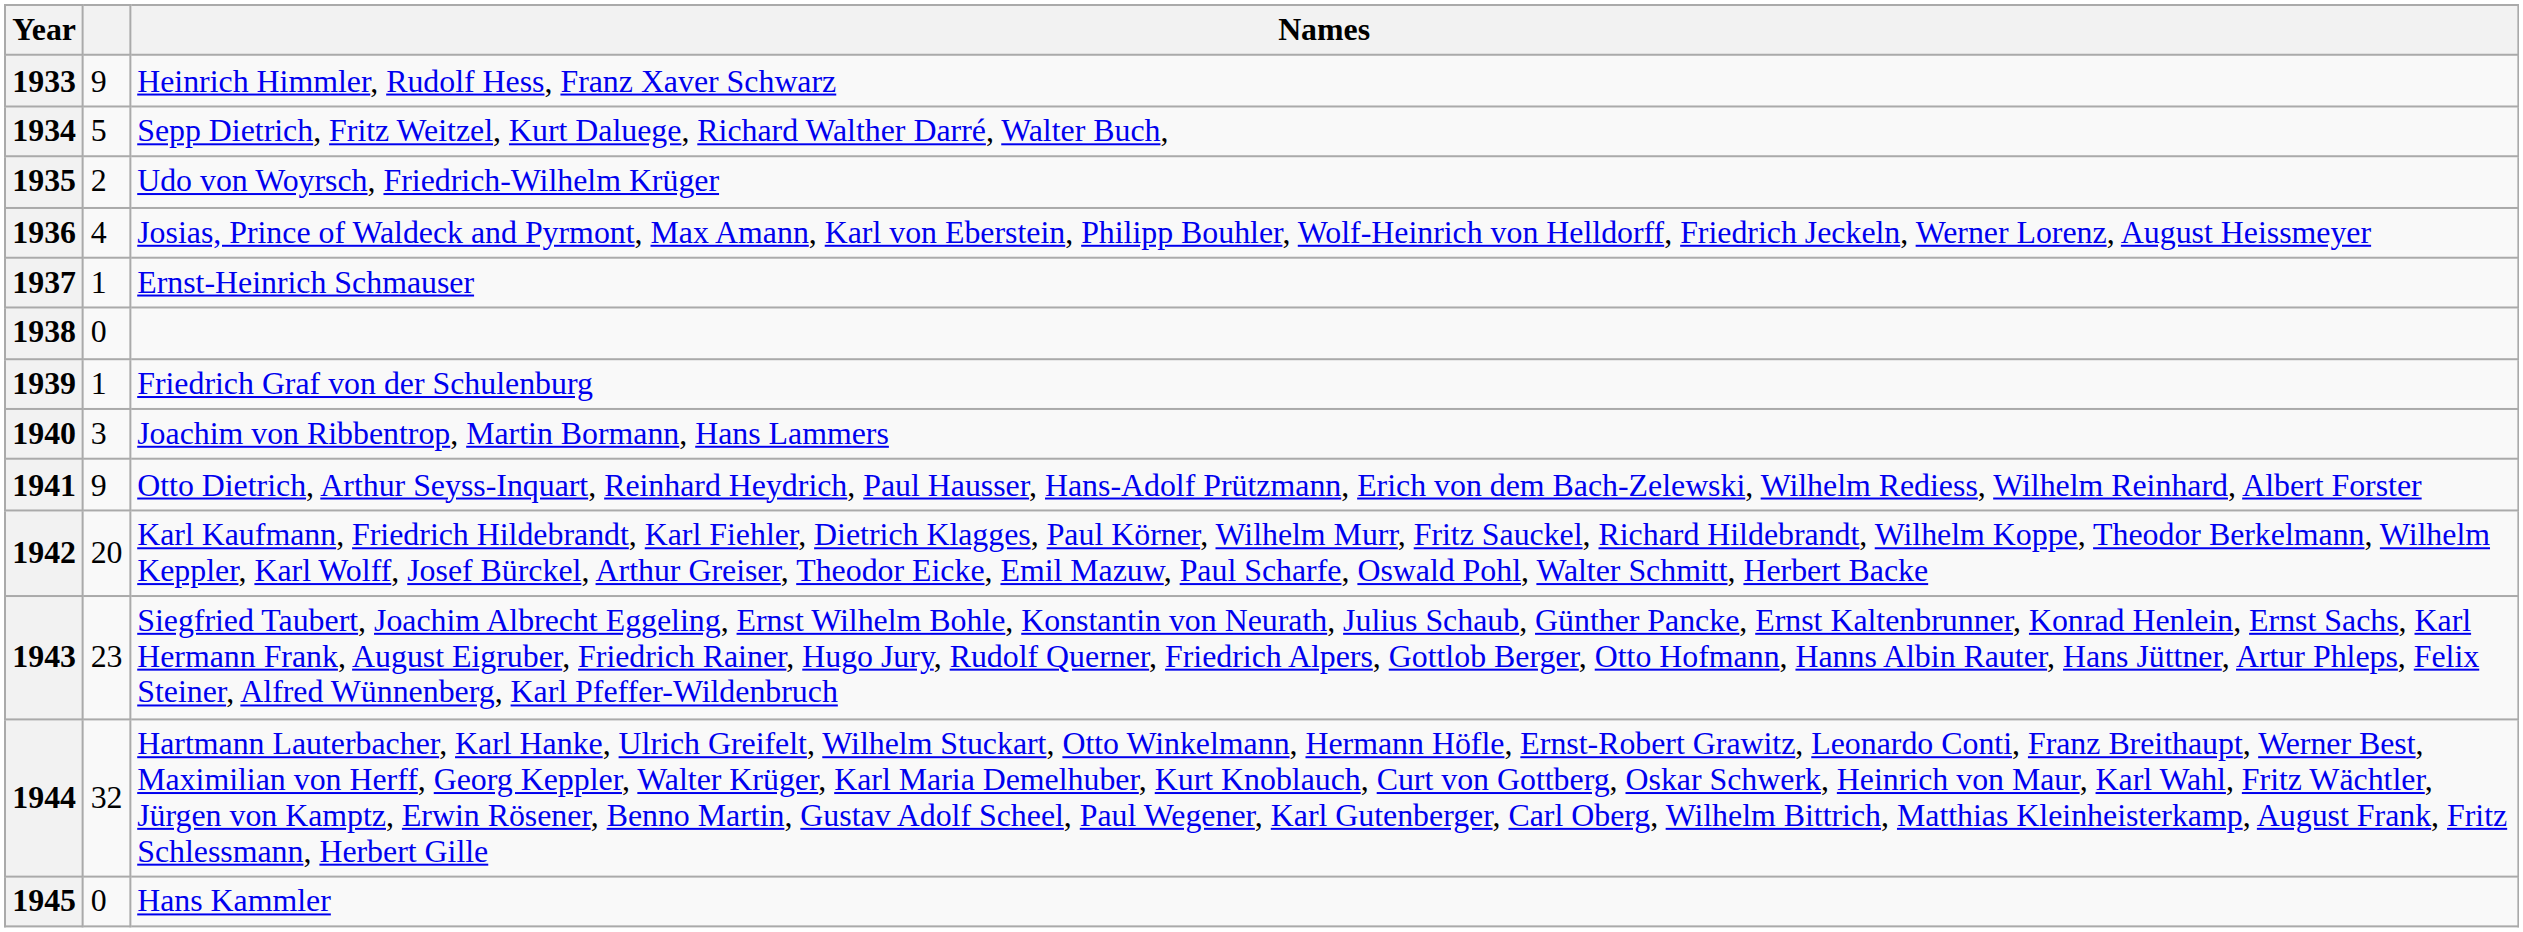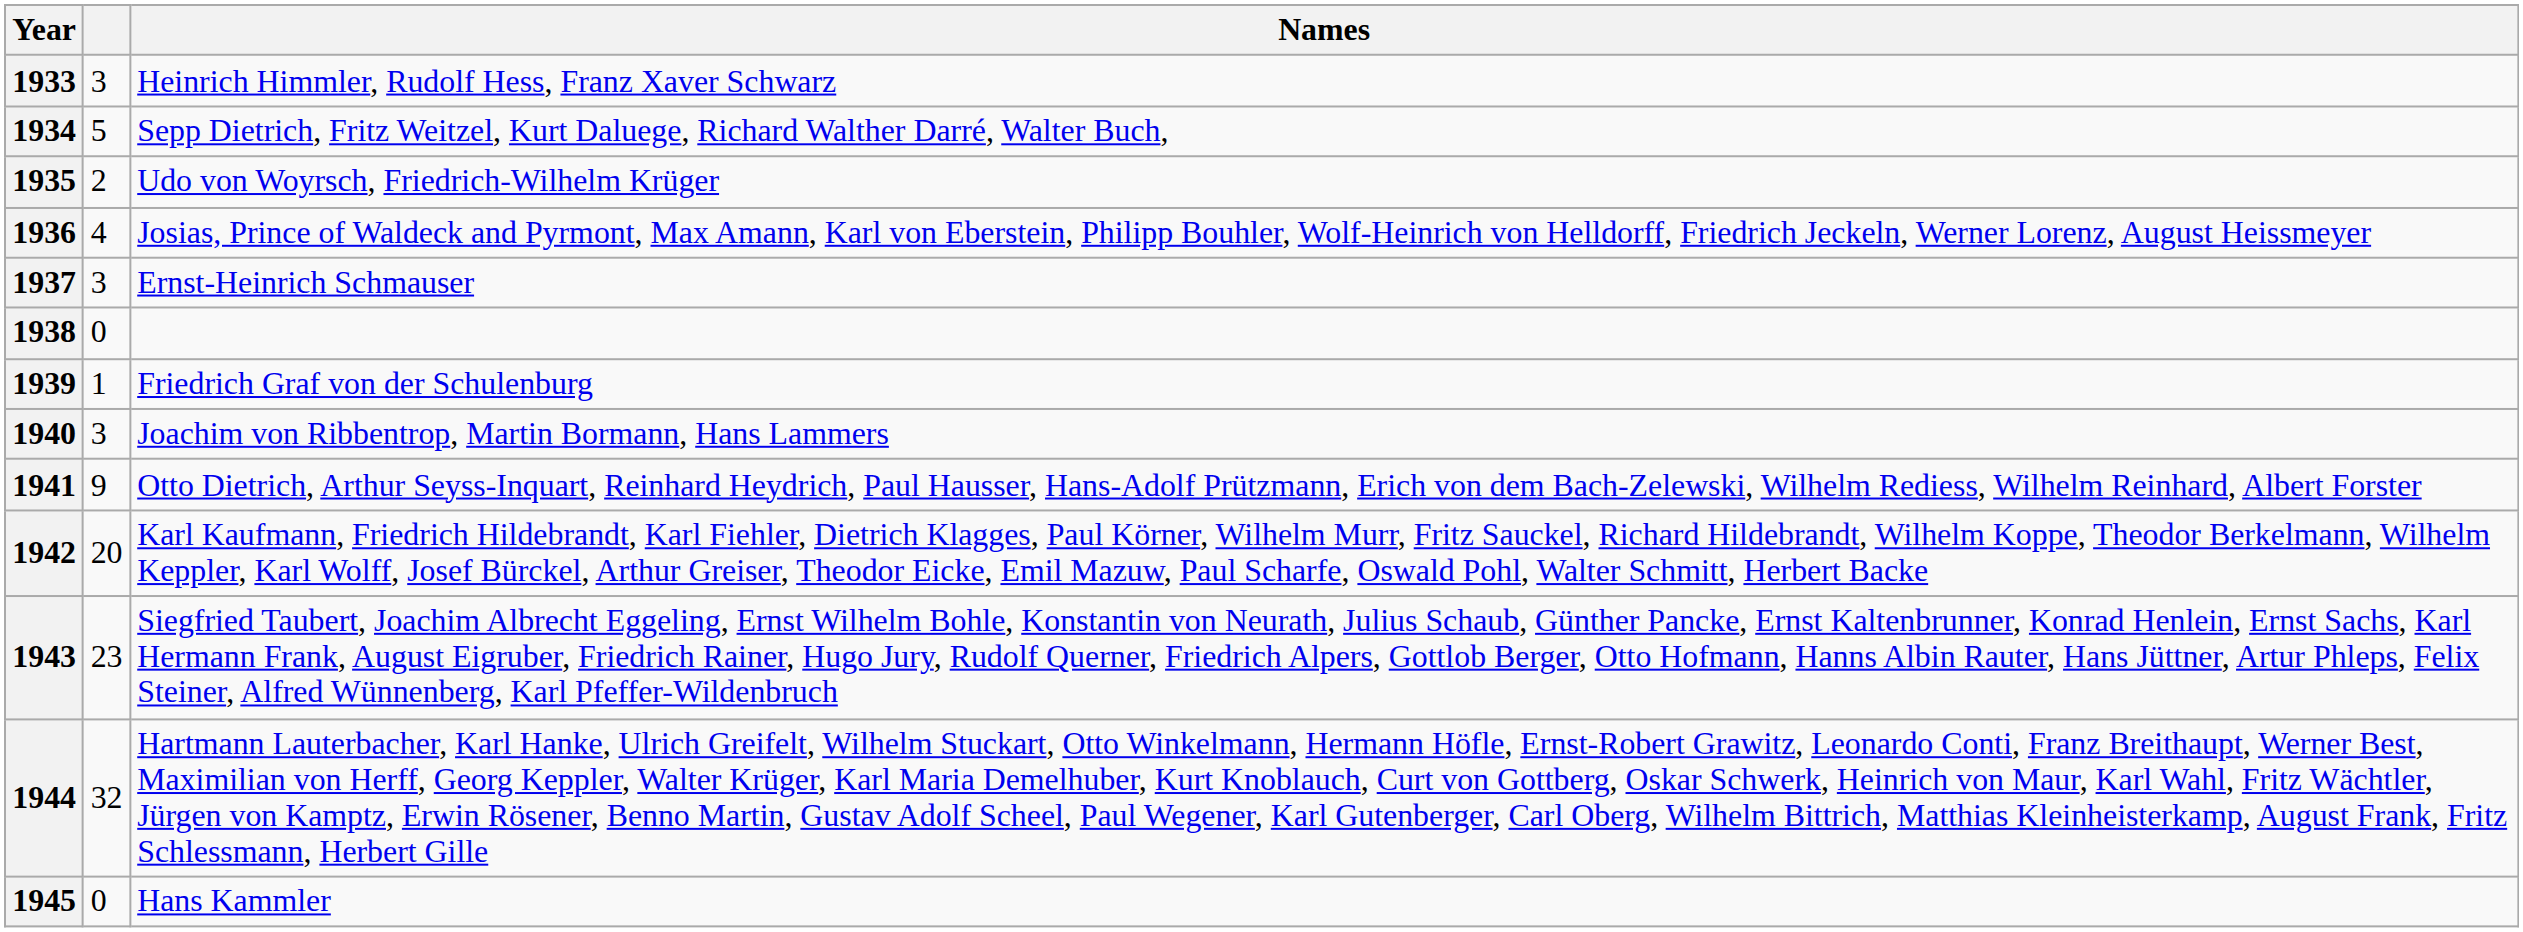(99, 80) 9 -> (99, 80) 3
(99, 282) 1 -> (99, 282) 3
